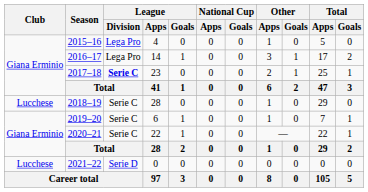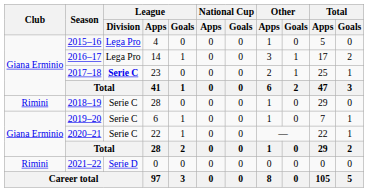(35, 103) Lucchese -> (35, 103) Rimini
(35, 164) Lucchese -> (35, 164) Rimini
